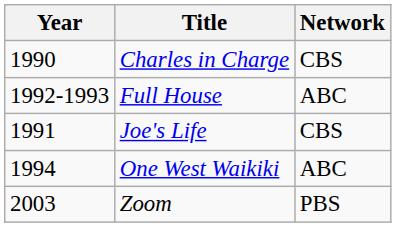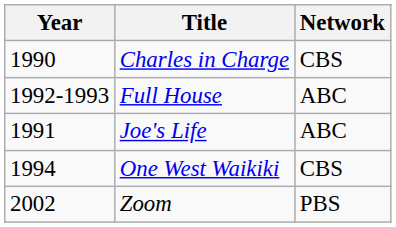(321, 131) CBS -> (323, 131) ABC
(323, 167) ABC -> (321, 167) CBS
(33, 204) 2003 -> (33, 204) 2002
